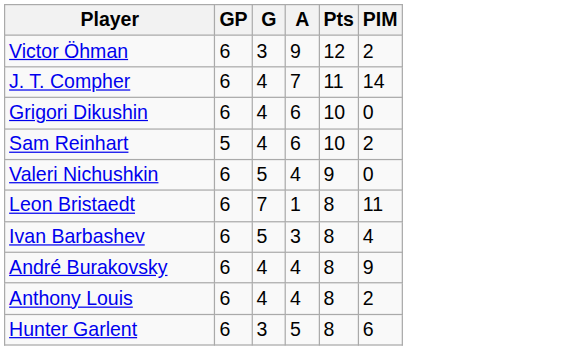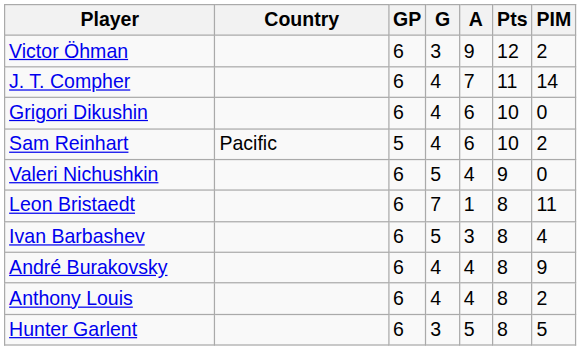+ column: (302, 19)
(368, 329) 6 -> (542, 329) 5
